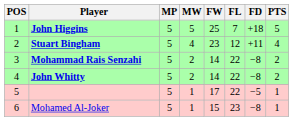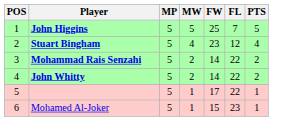- column: (255, 12)
